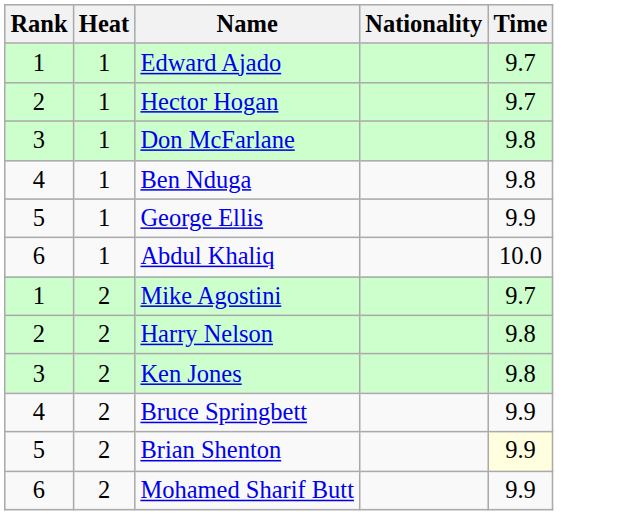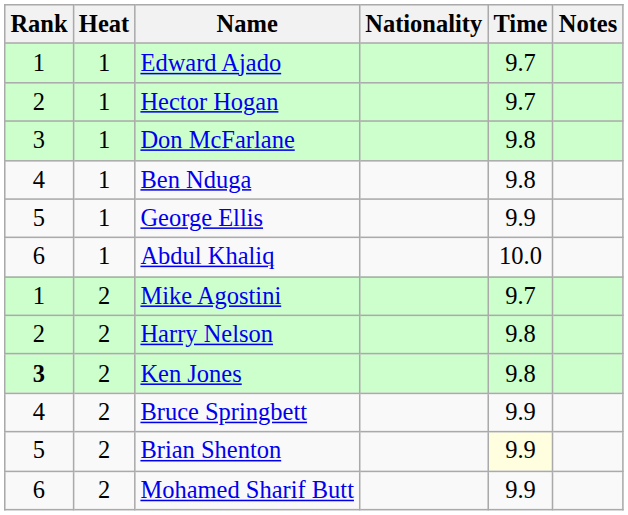+ column: (588, 23)
(39, 373) normal -> (39, 373) bold
